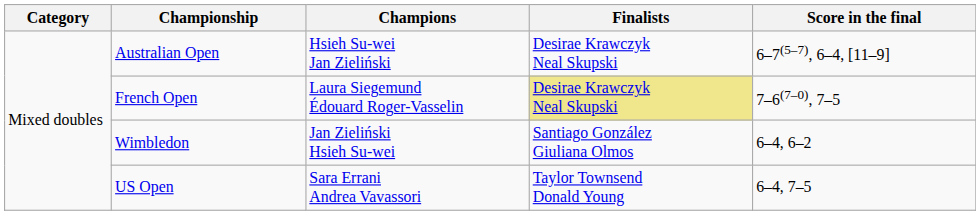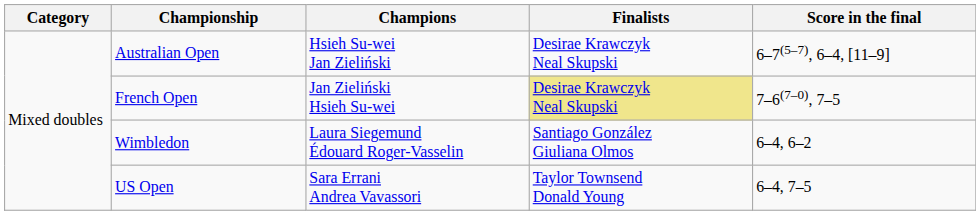(386, 98) Laura Siegemund Édouard Roger-Vasselin -> (352, 98) Jan Zieliński Hsieh Su-wei
(352, 143) Jan Zieliński Hsieh Su-wei -> (386, 143) Laura Siegemund Édouard Roger-Vasselin
